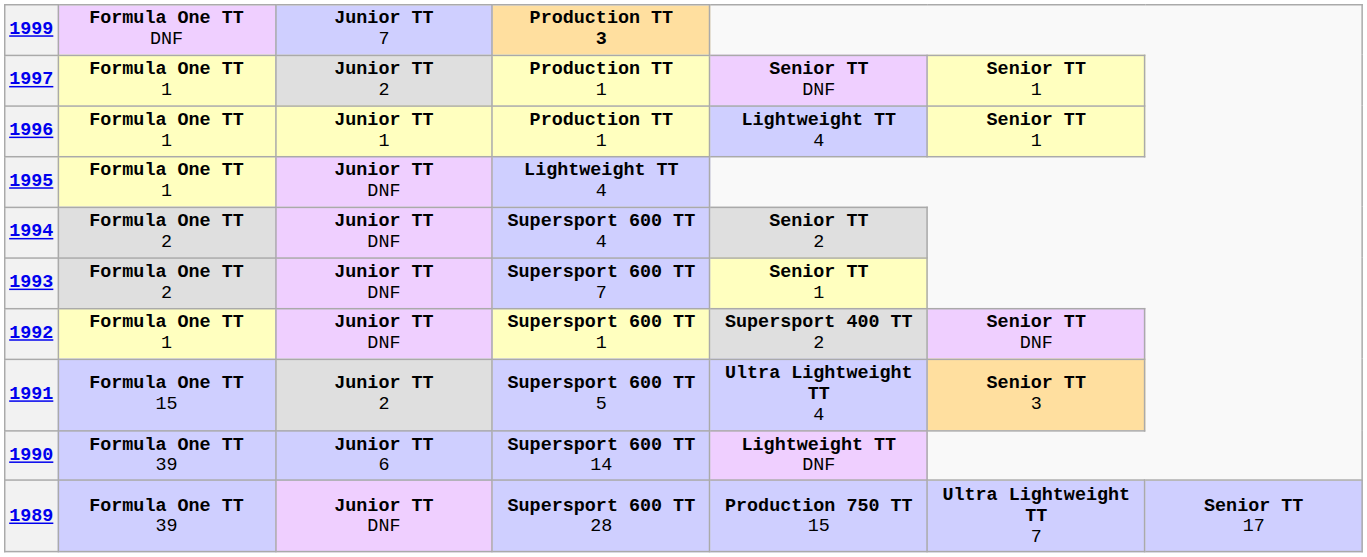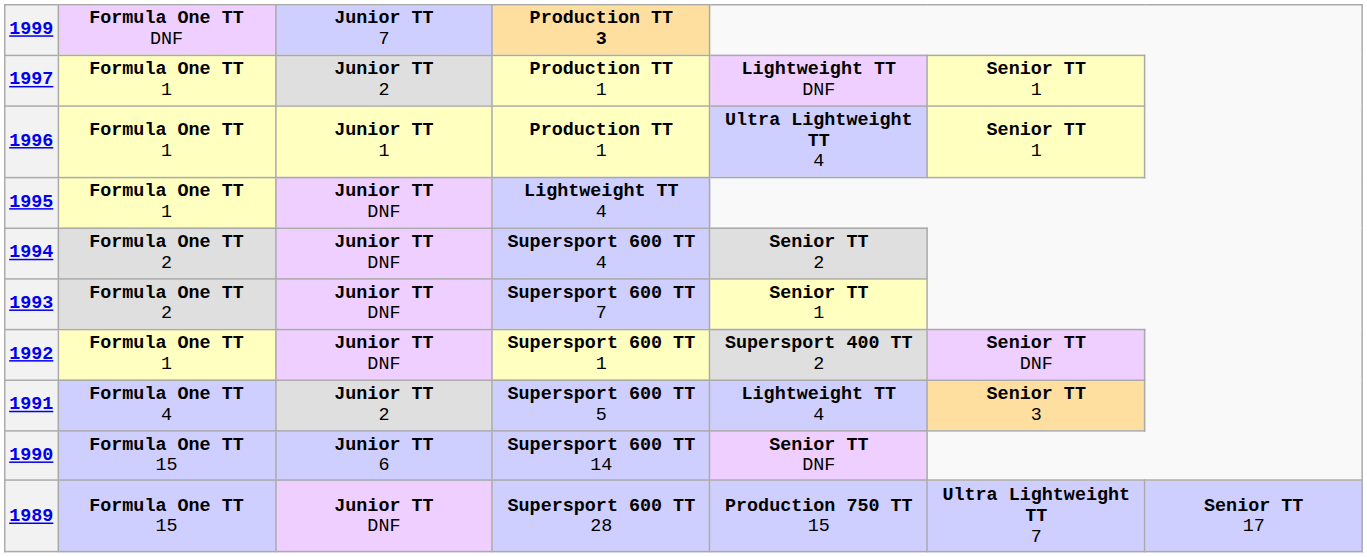(819, 81) Senior TT DNF -> (819, 81) Lightweight TT DNF
(819, 132) Lightweight TT 4 -> (819, 142) Ultra Lightweight TT 4
(166, 395) Formula One TT 15 -> (166, 405) Formula One TT 4
(819, 395) Ultra Lightweight TT 4 -> (819, 405) Lightweight TT 4
(166, 456) Formula One TT 39 -> (166, 456) Formula One TT 15
(819, 456) Lightweight TT DNF -> (819, 456) Senior TT DNF
(166, 517) Formula One TT 39 -> (166, 517) Formula One TT 15
